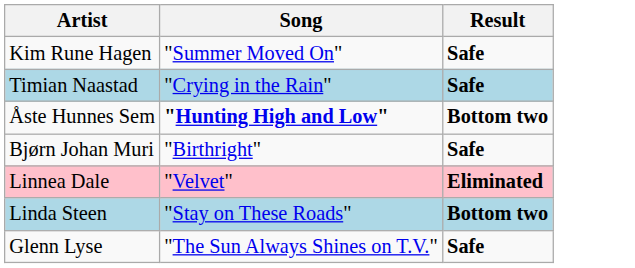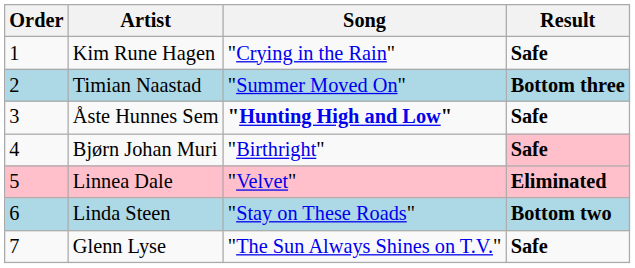+ column: (36, 20)
(253, 52) "Summer Moved On" -> (311, 52) "Crying in the Rain"
(248, 85) "Crying in the Rain" -> (317, 85) "Summer Moved On"
(466, 85) Safe -> (568, 85) Bottom three
(498, 117) Bottom two -> (529, 117) Safe
(466, 149) no background -> (529, 149) pink background
